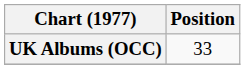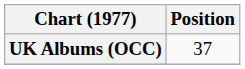(203, 49) 33 -> (203, 49) 37
